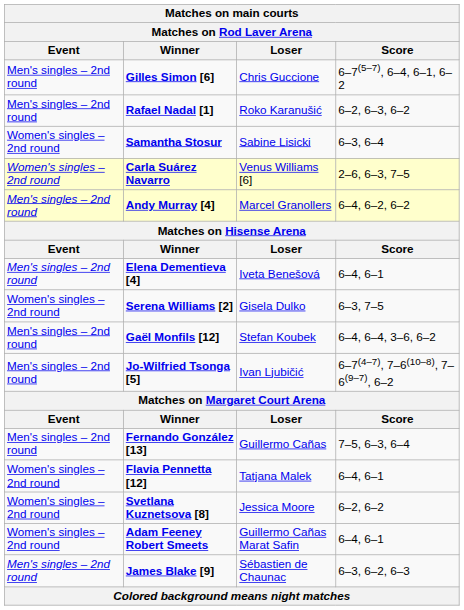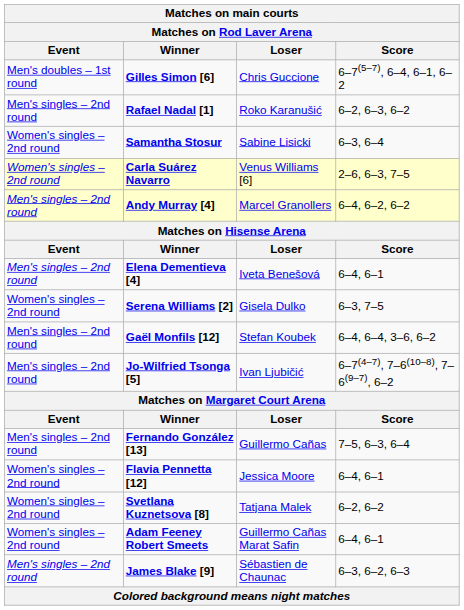(58, 77) Men's singles – 2nd round -> (59, 77) Men's doubles – 1st round
(275, 476) Tatjana Malek -> (277, 476) Jessica Moore
(277, 507) Jessica Moore -> (275, 507) Tatjana Malek
